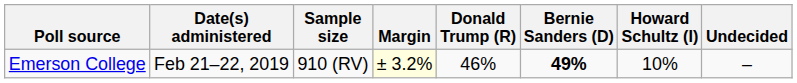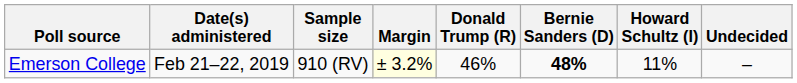(569, 64) 49% -> (569, 64) 48%
(660, 64) 10% -> (660, 64) 11%
